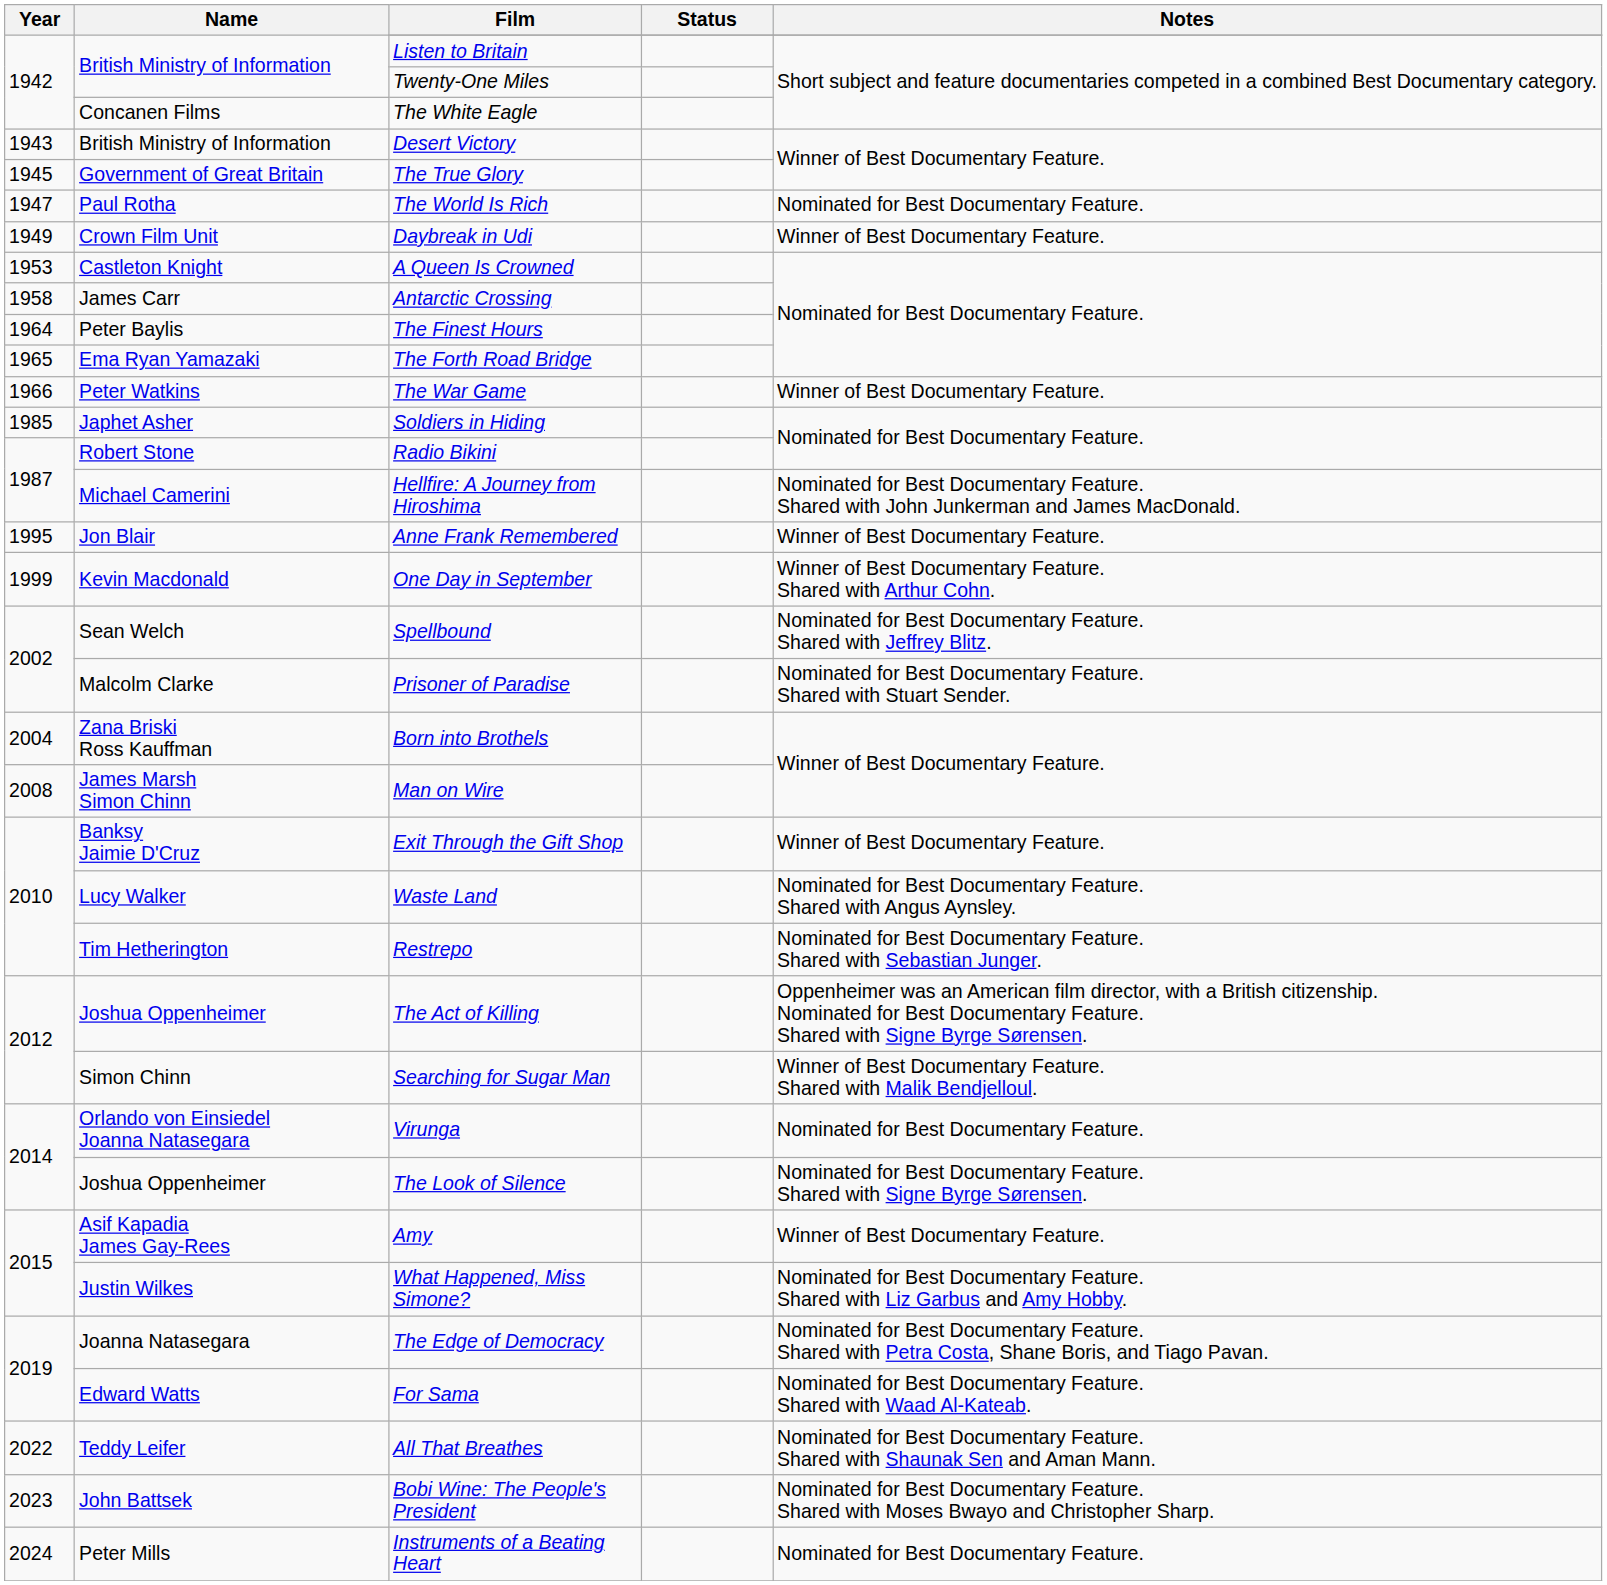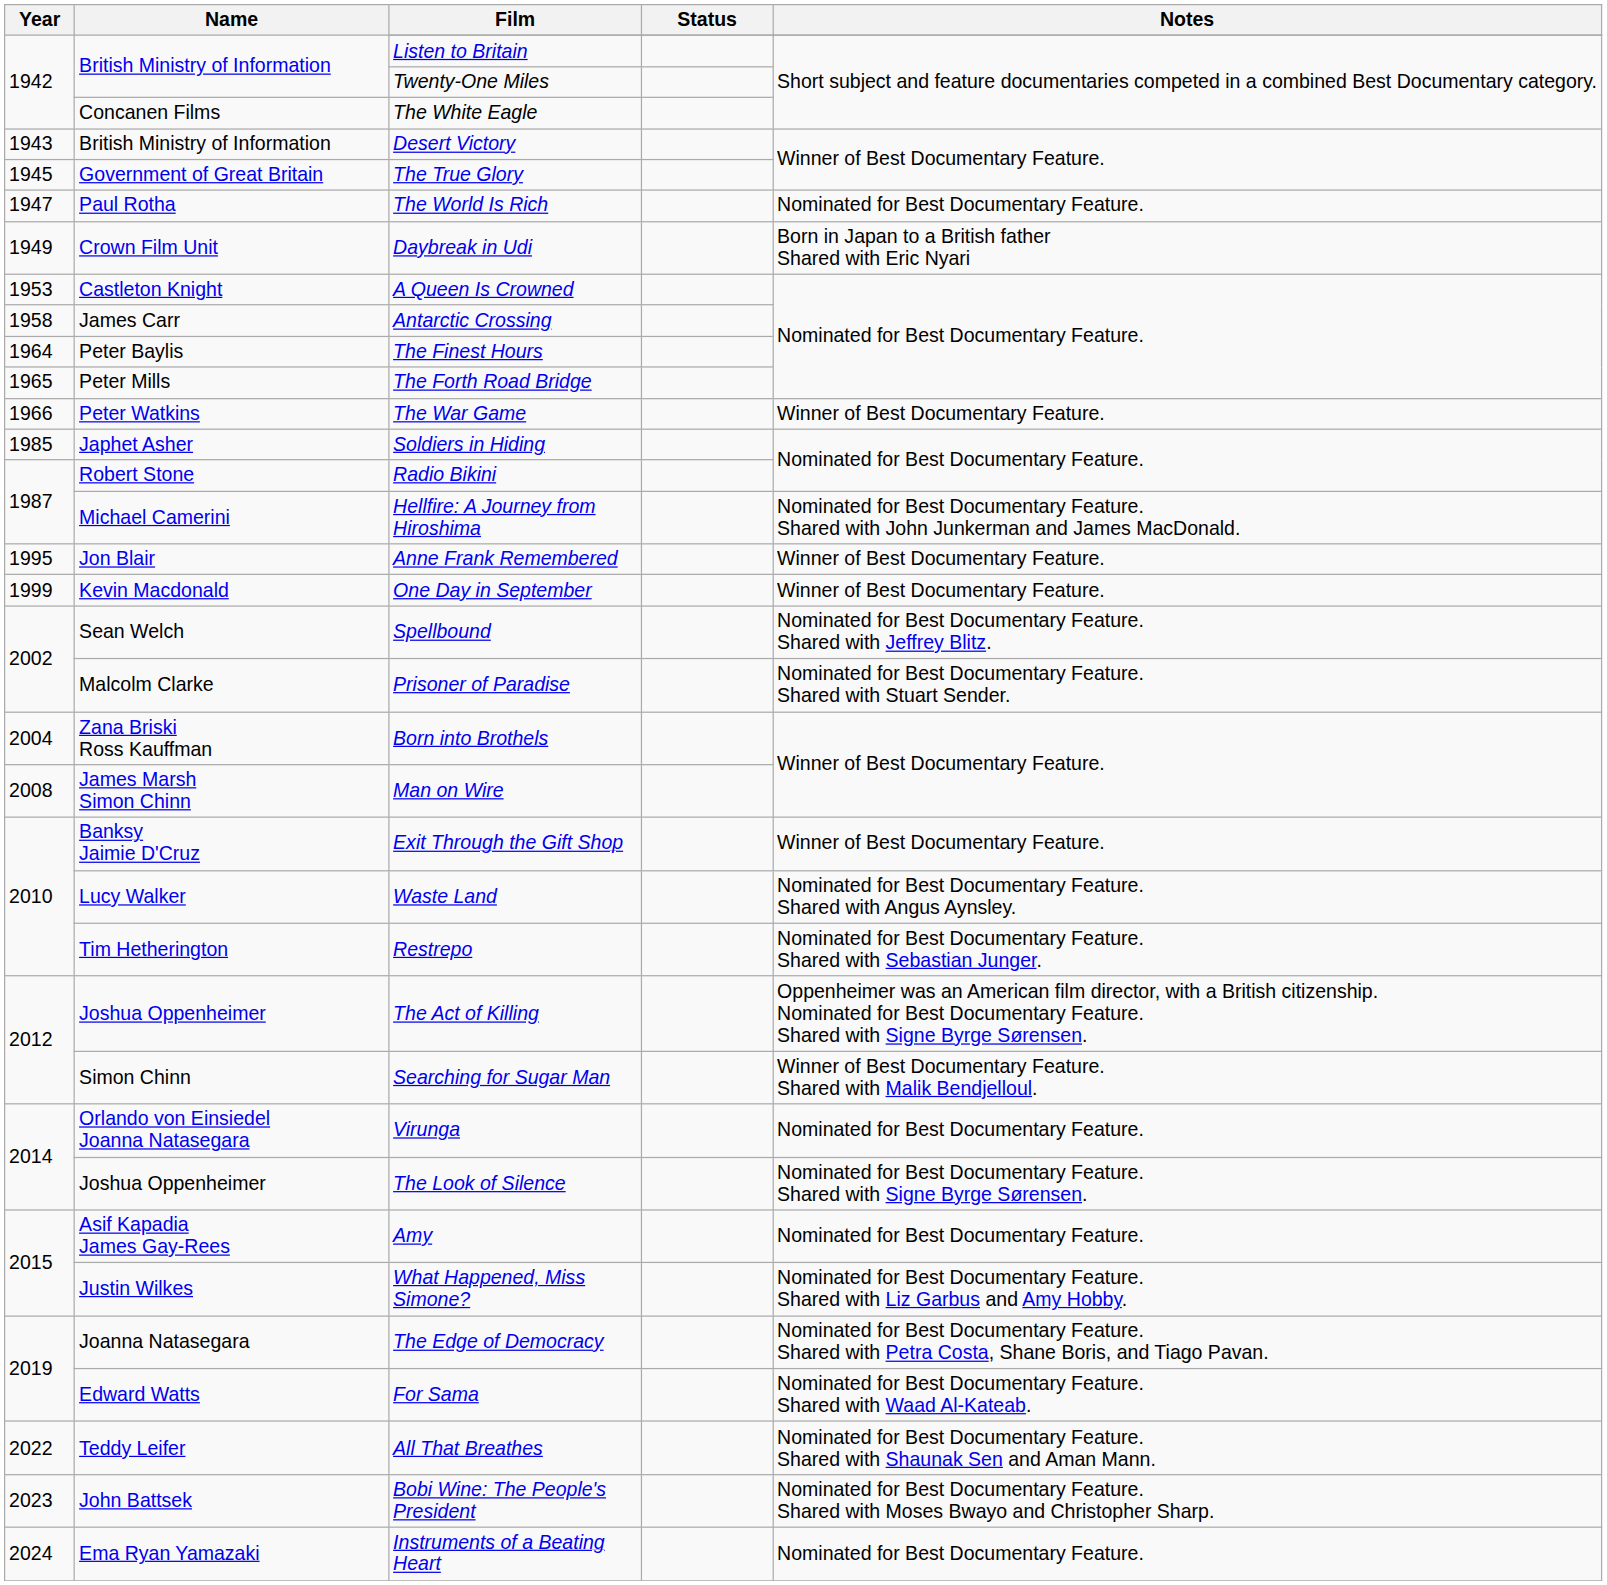(941, 236) Winner of Best Documentary Feature. -> (914, 247) Born in Japan to a British father Shared with Eric Nyari
(169, 360) Ema Ryan Yamazaki -> (125, 382) Peter Mills
(941, 579) Winner of Best Documentary Feature. Shared with Arthur Cohn. -> (941, 590) Winner of Best Documentary Feature.
(941, 1236) Winner of Best Documentary Feature. -> (960, 1236) Nominated for Best Documentary Feature.
(125, 1553) Peter Mills -> (169, 1553) Ema Ryan Yamazaki
